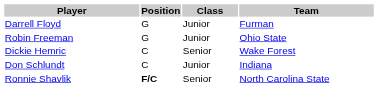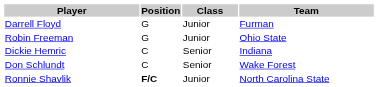(267, 51) Wake Forest -> (256, 51) Indiana
(196, 65) Junior -> (197, 65) Senior
(256, 65) Indiana -> (267, 65) Wake Forest
(197, 78) Senior -> (196, 78) Junior
